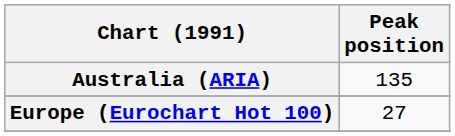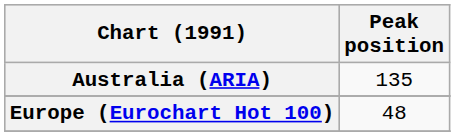(394, 114) 27 -> (394, 114) 48
